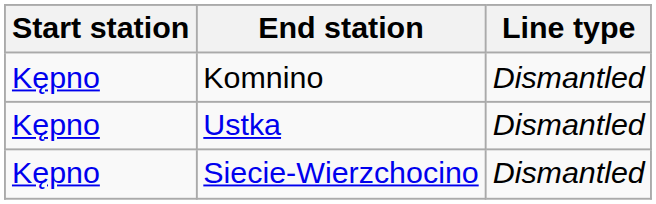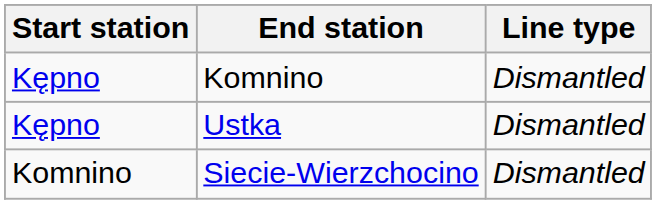(56, 173) Kępno -> (72, 173) Komnino
